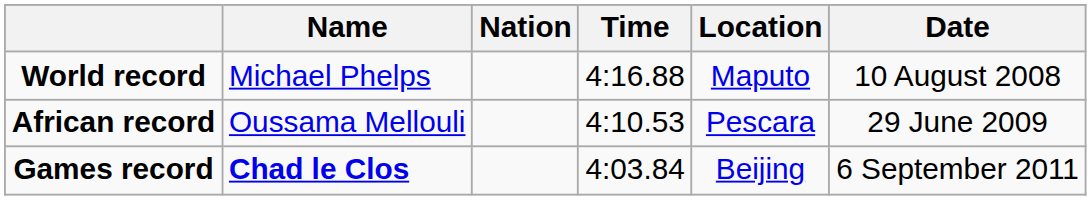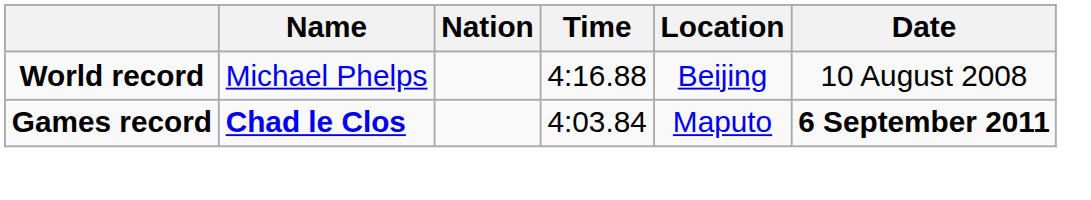(760, 75) Maputo -> (723, 75) Beijing
- row: (114, 122)
(760, 169) Beijing -> (723, 122) Maputo
(958, 169) normal -> (924, 122) bold
